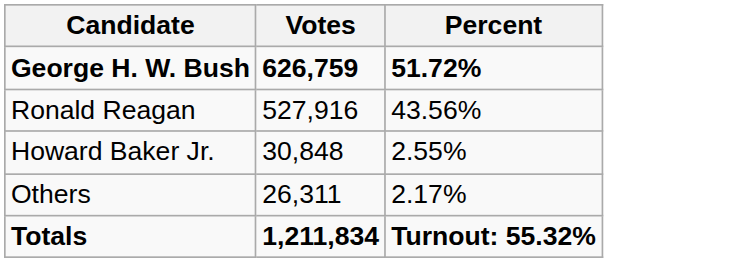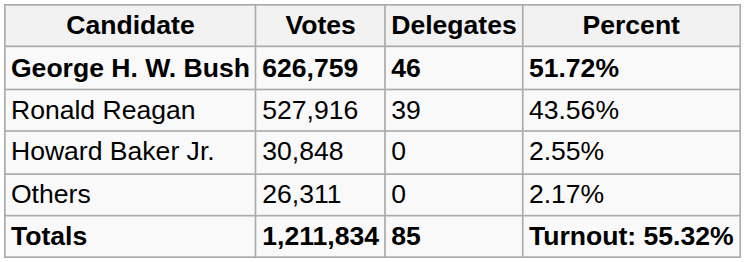+ column: (454, 25)
